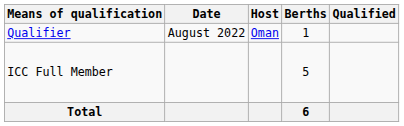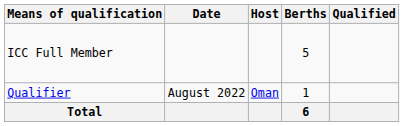rows swapped: (60, 72) <-> (39, 33)
